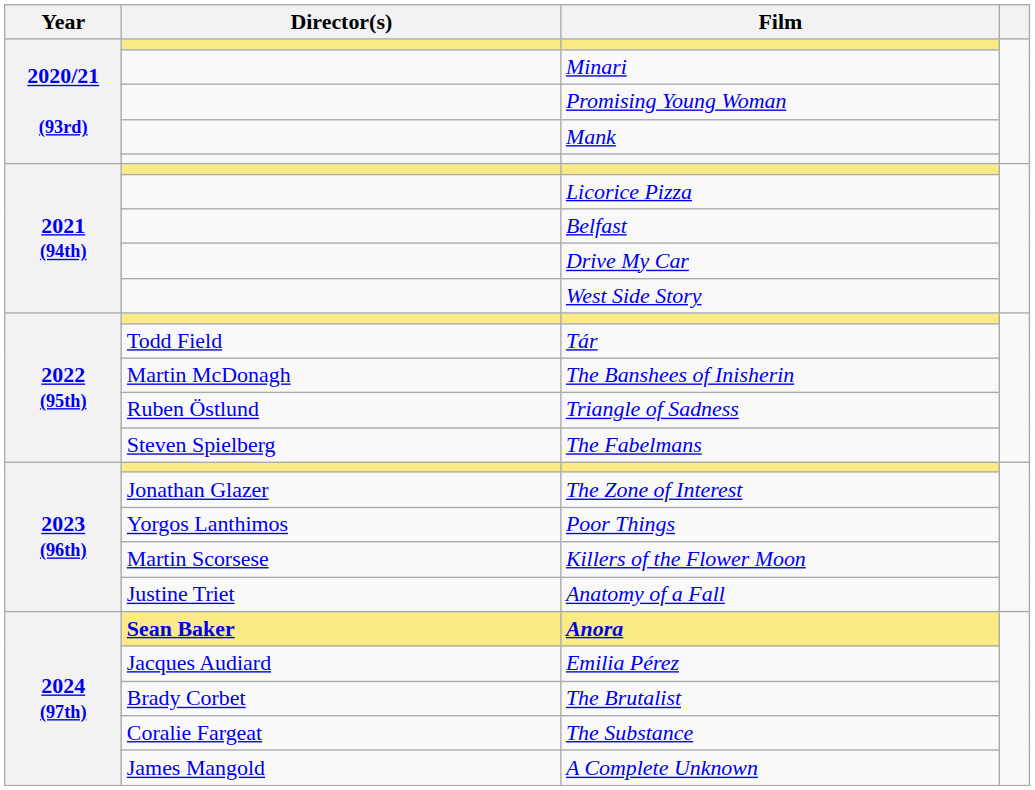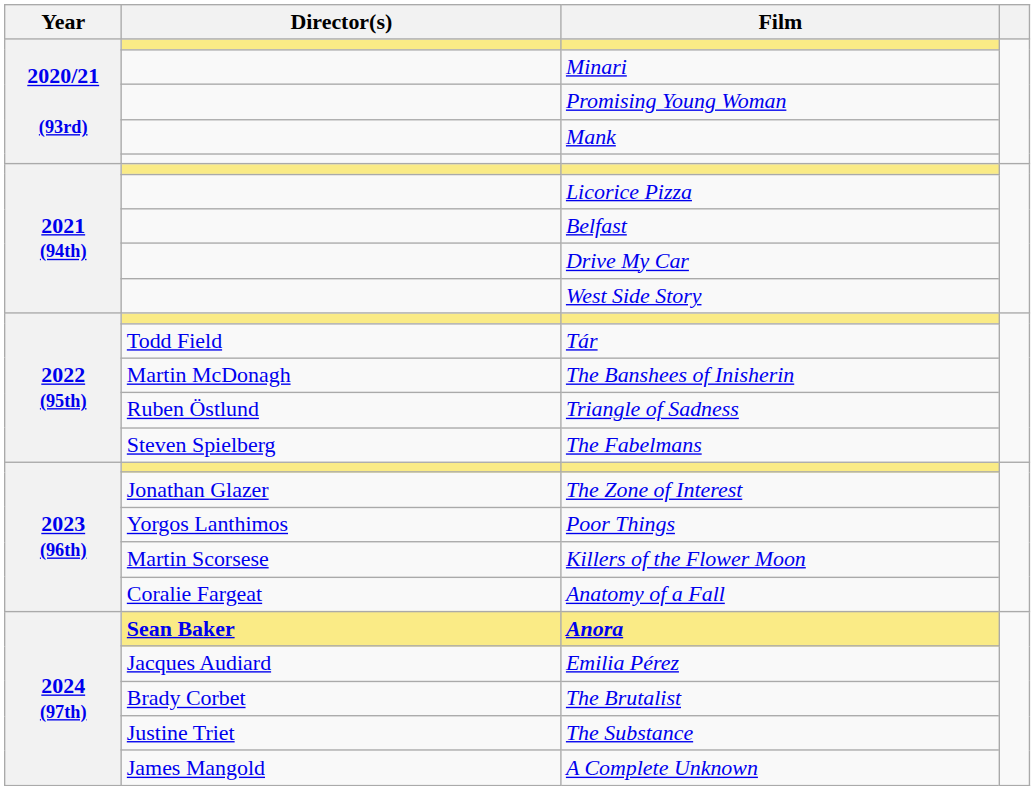(181, 593) Justine Triet -> (194, 593) Coralie Fargeat
(194, 732) Coralie Fargeat -> (181, 732) Justine Triet
